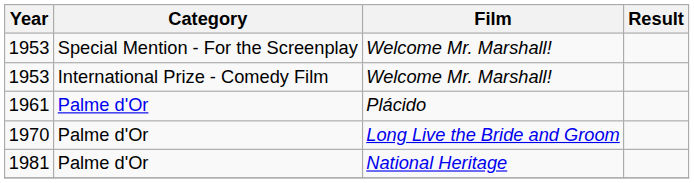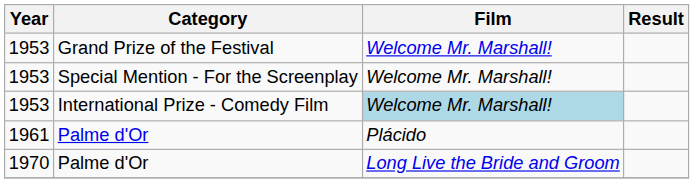+ row: (29, 47)
(459, 76) no background -> (459, 105) lightblue background
- row: (29, 163)
